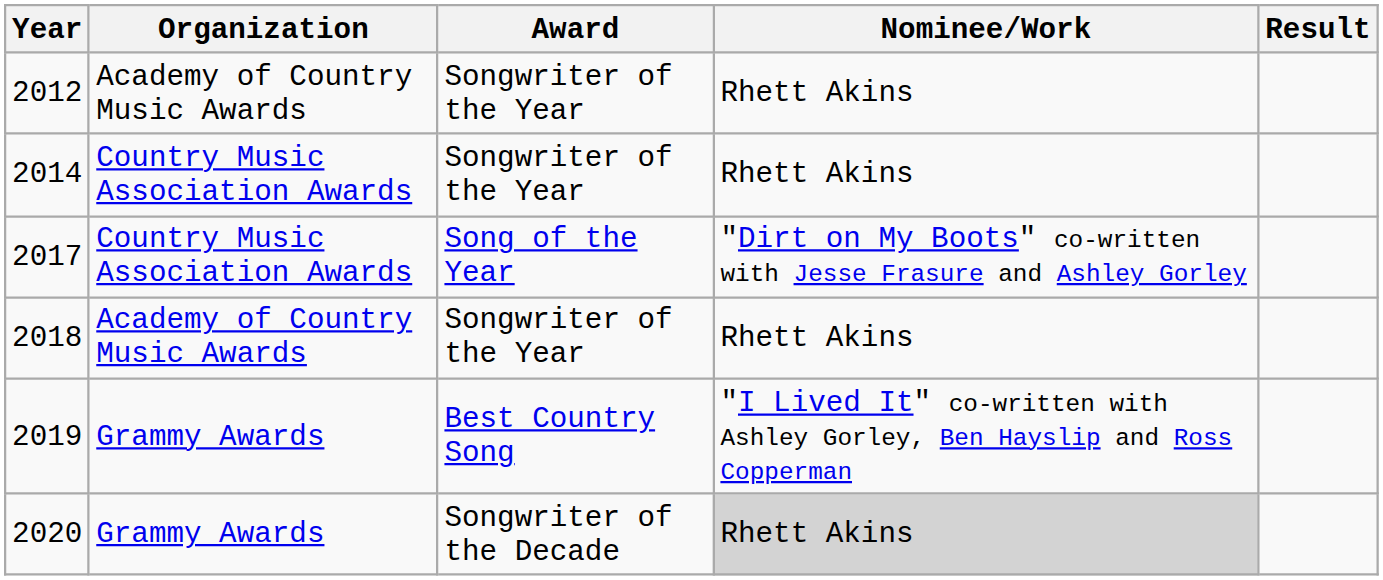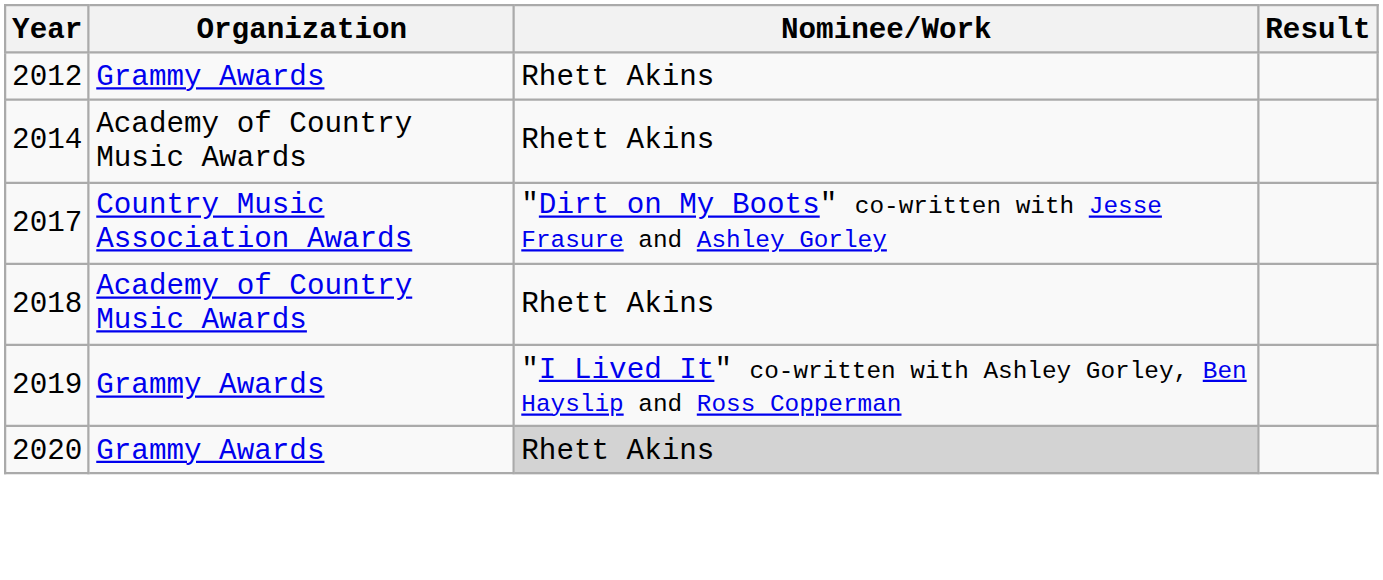- column: (575, 29)
(254, 94) Academy of Country Music Awards -> (210, 77) Grammy Awards
(254, 175) Country Music Association Awards -> (254, 141) Academy of Country Music Awards
